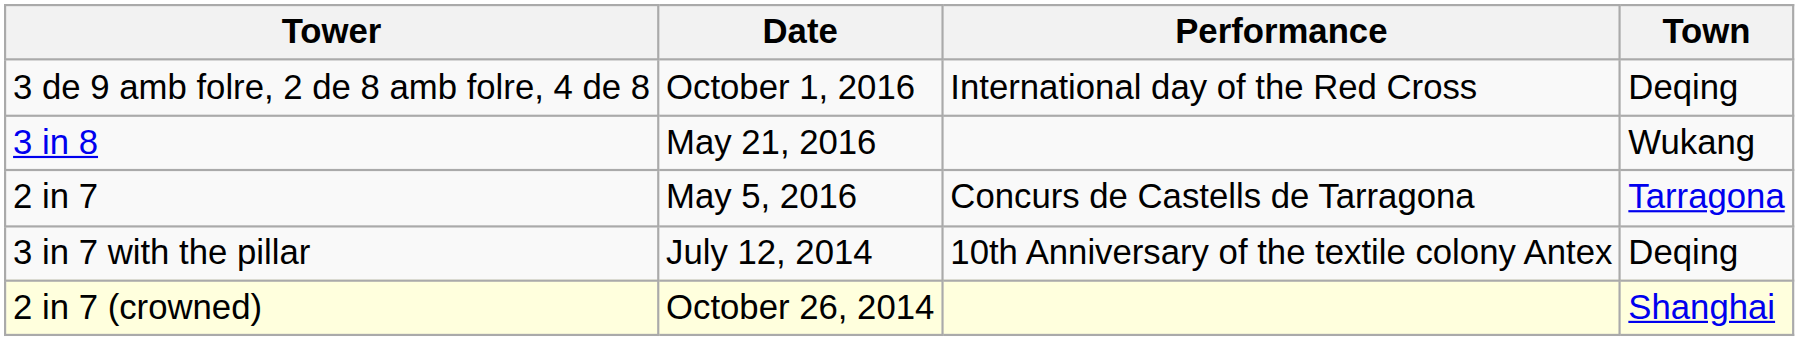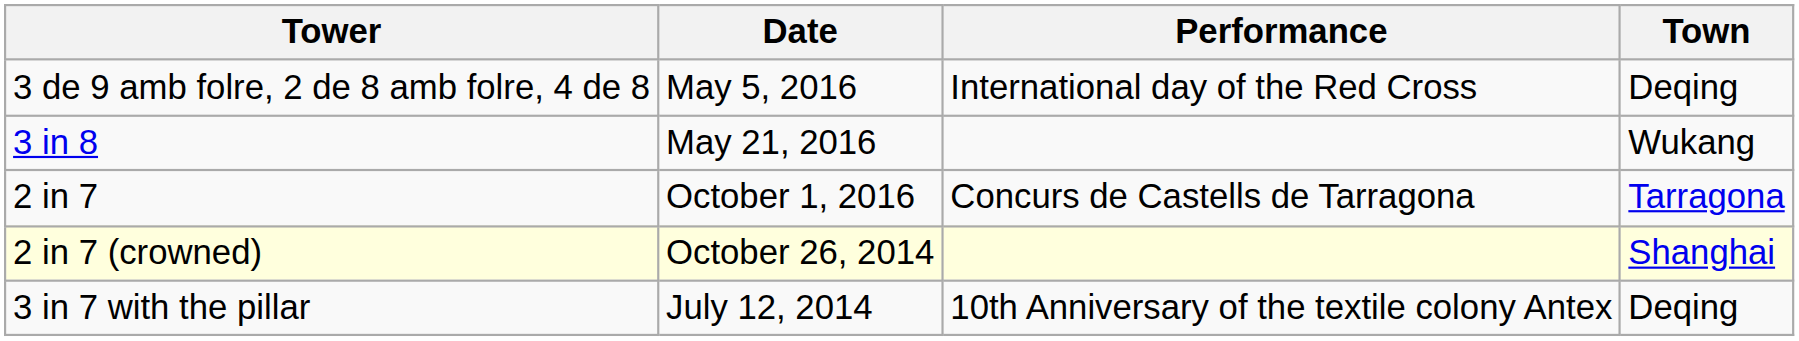(791, 87) October 1, 2016 -> (762, 87) May 5, 2016
(762, 197) May 5, 2016 -> (791, 197) October 1, 2016
rows swapped: (138, 307) <-> (162, 252)
